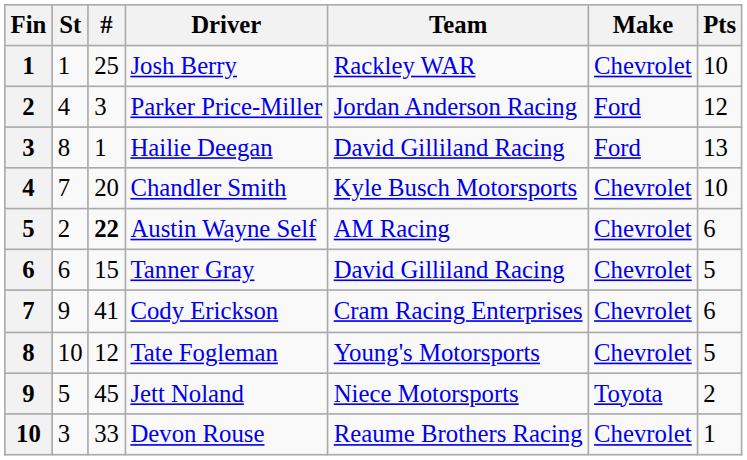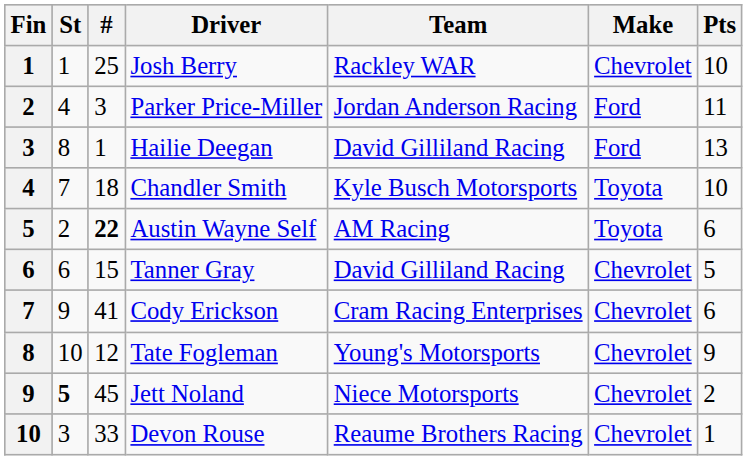(716, 106) 12 -> (715, 106) 11
(107, 188) 20 -> (107, 188) 18
(643, 188) Chevrolet -> (628, 188) Toyota
(643, 229) Chevrolet -> (628, 229) Toyota
(709, 351) 5 -> (709, 351) 9
(64, 392) normal -> (64, 392) bold
(628, 392) Toyota -> (643, 392) Chevrolet
